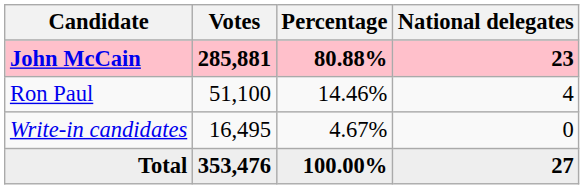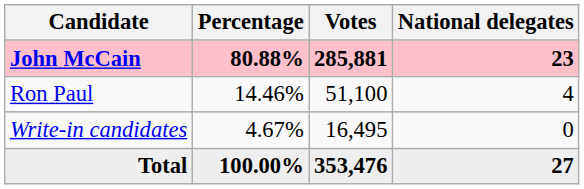columns swapped: (234, 22) <-> (334, 22)
